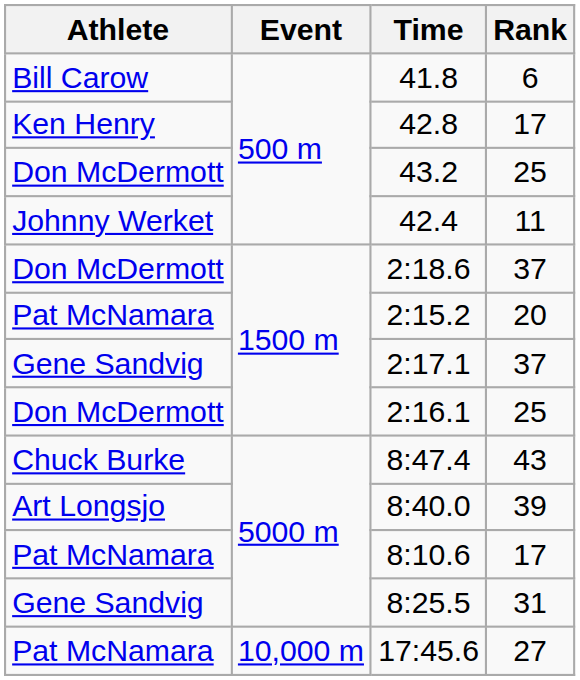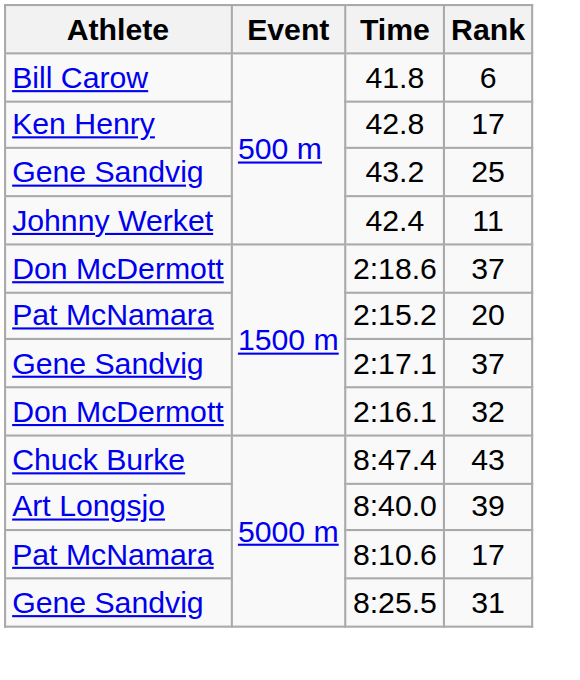(118, 173) Don McDermott -> (108, 173) Gene Sandvig
(530, 412) 25 -> (488, 412) 32
- row: (429, 650)
